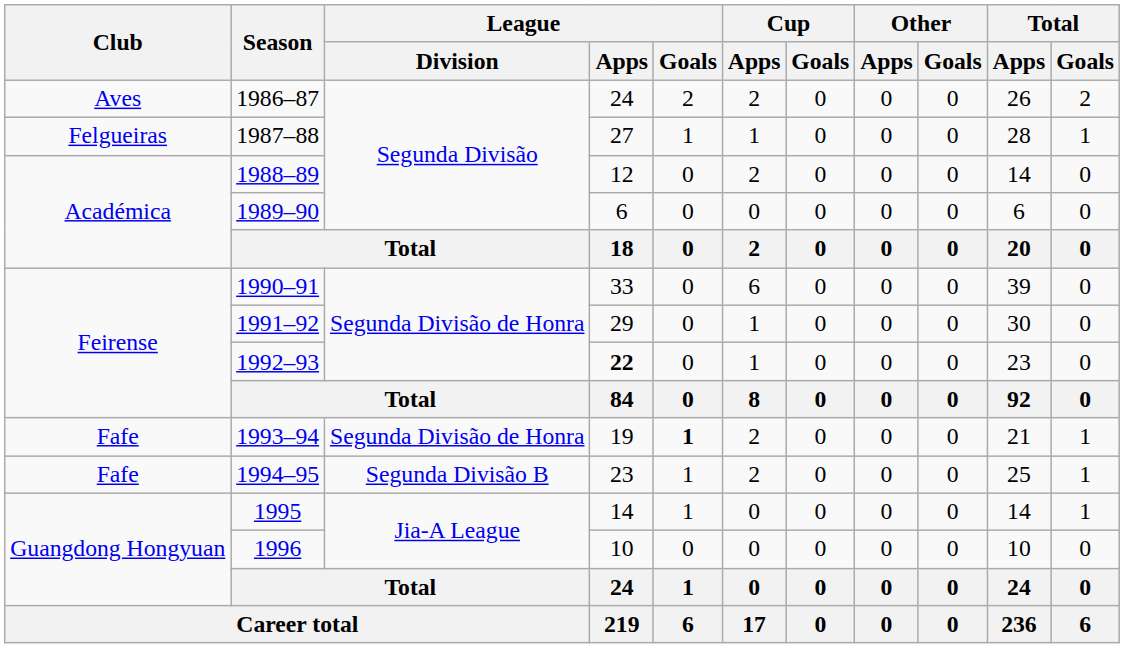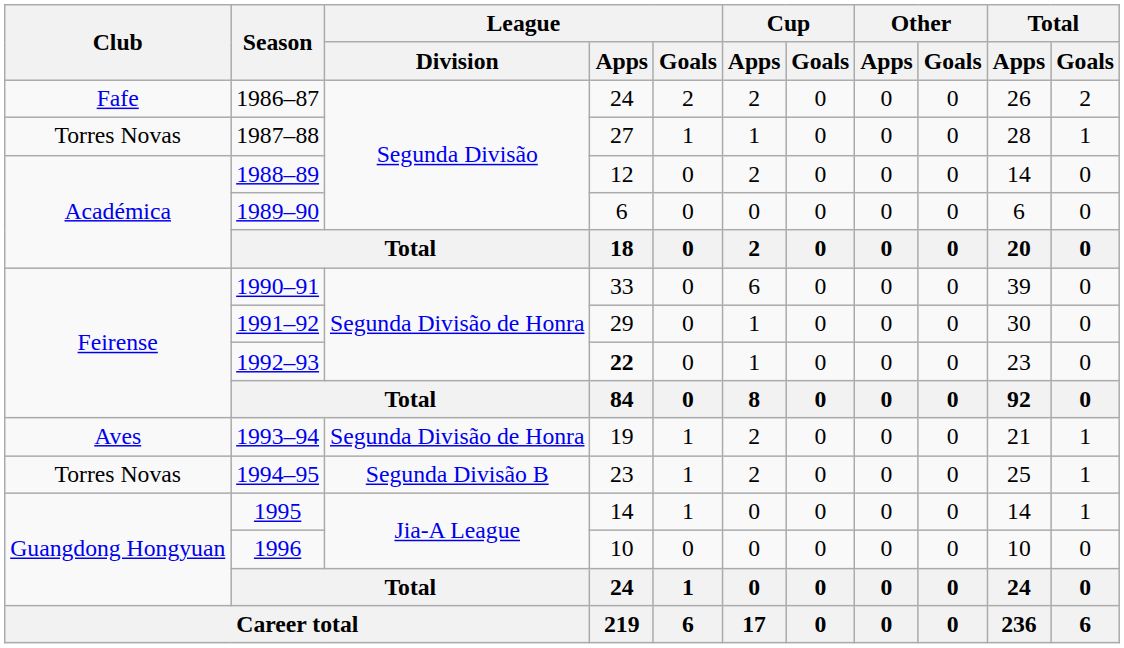(118, 98) Aves -> (118, 98) Fafe
(118, 135) Felgueiras -> (118, 135) Torres Novas
(118, 436) Fafe -> (118, 436) Aves
(688, 436) bold -> (688, 436) normal
(118, 473) Fafe -> (118, 473) Torres Novas
